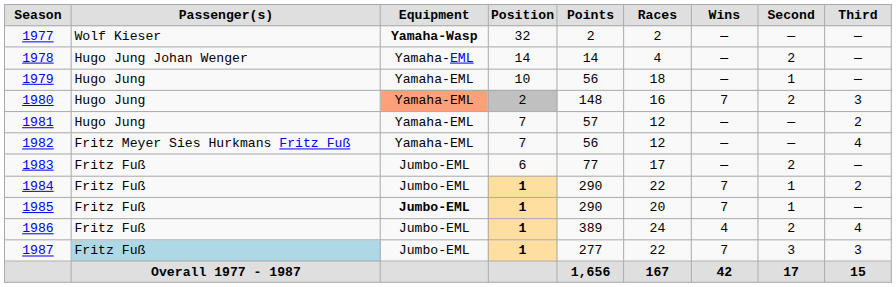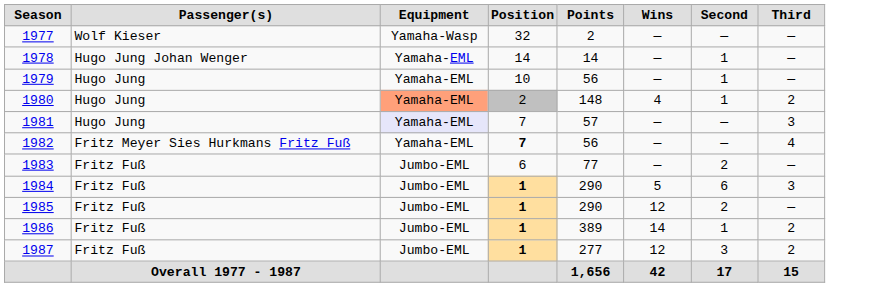- column: (657, 15)
(434, 37) bold -> (434, 37) normal
(791, 58) 2 -> (724, 58) 1
(724, 101) 7 -> (657, 101) 4
(791, 101) 2 -> (724, 101) 1
(858, 101) 3 -> (791, 101) 2
(434, 122) no background -> (434, 122) lavender background
(858, 122) 2 -> (791, 122) 3
(522, 144) normal -> (522, 144) bold
(724, 186) 7 -> (657, 186) 5
(791, 186) 1 -> (724, 186) 6
(858, 186) 2 -> (791, 186) 3
(434, 208) bold -> (434, 208) normal
(724, 208) 7 -> (657, 208) 12
(791, 208) 1 -> (724, 208) 2
(724, 229) 4 -> (657, 229) 14
(791, 229) 2 -> (724, 229) 1
(858, 229) 4 -> (791, 229) 2
(110, 251) lightblue background -> (110, 251) no background
(724, 251) 7 -> (657, 251) 12
(858, 251) 3 -> (791, 251) 2
